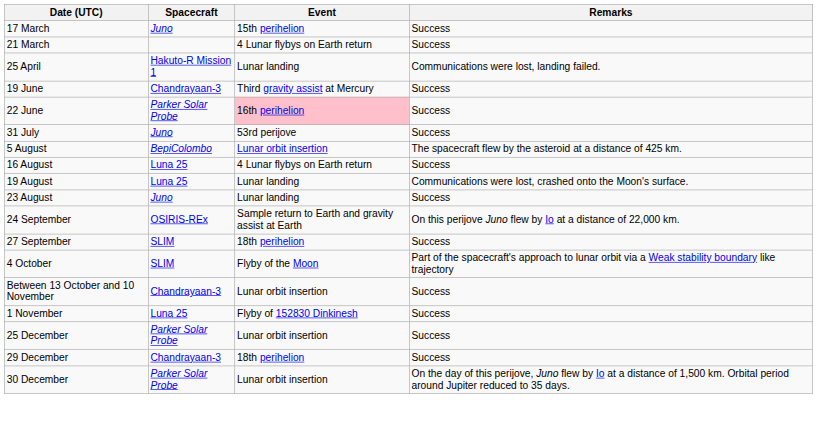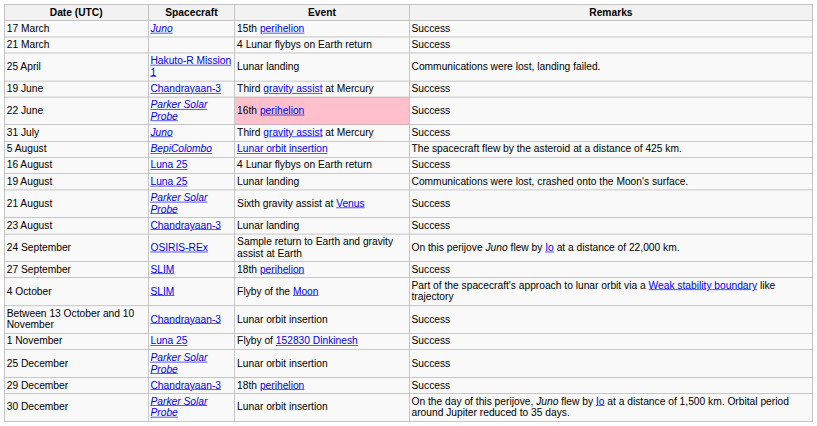(267, 133) 53rd perijove -> (305, 133) Third gravity assist at Mercury
+ row: (29, 203)
(162, 198) Juno -> (186, 225) Chandrayaan-3
